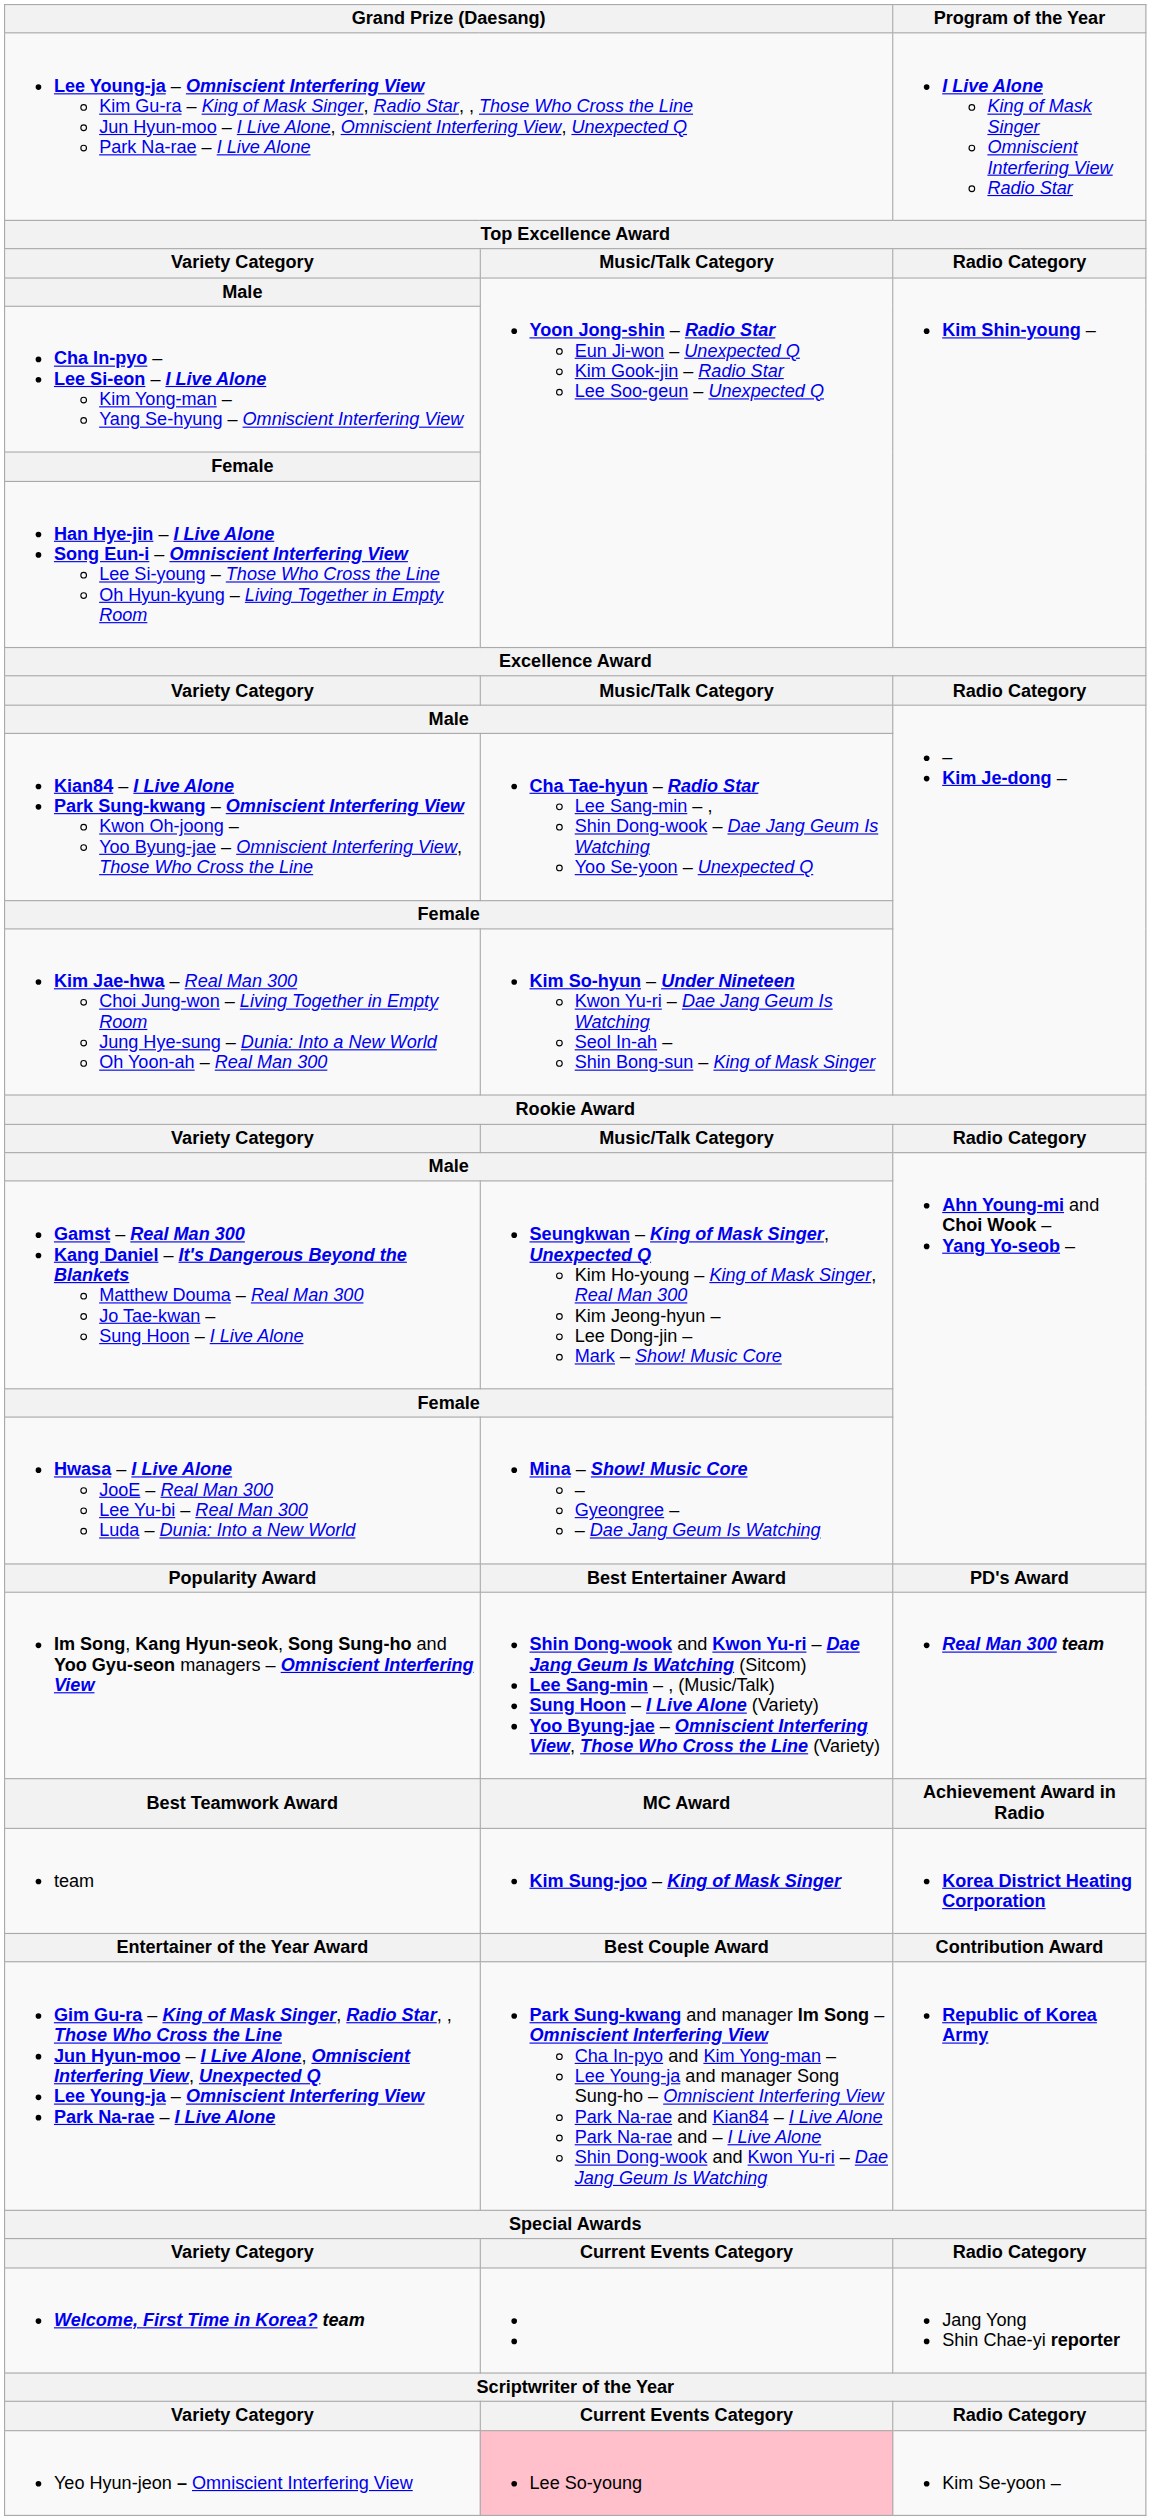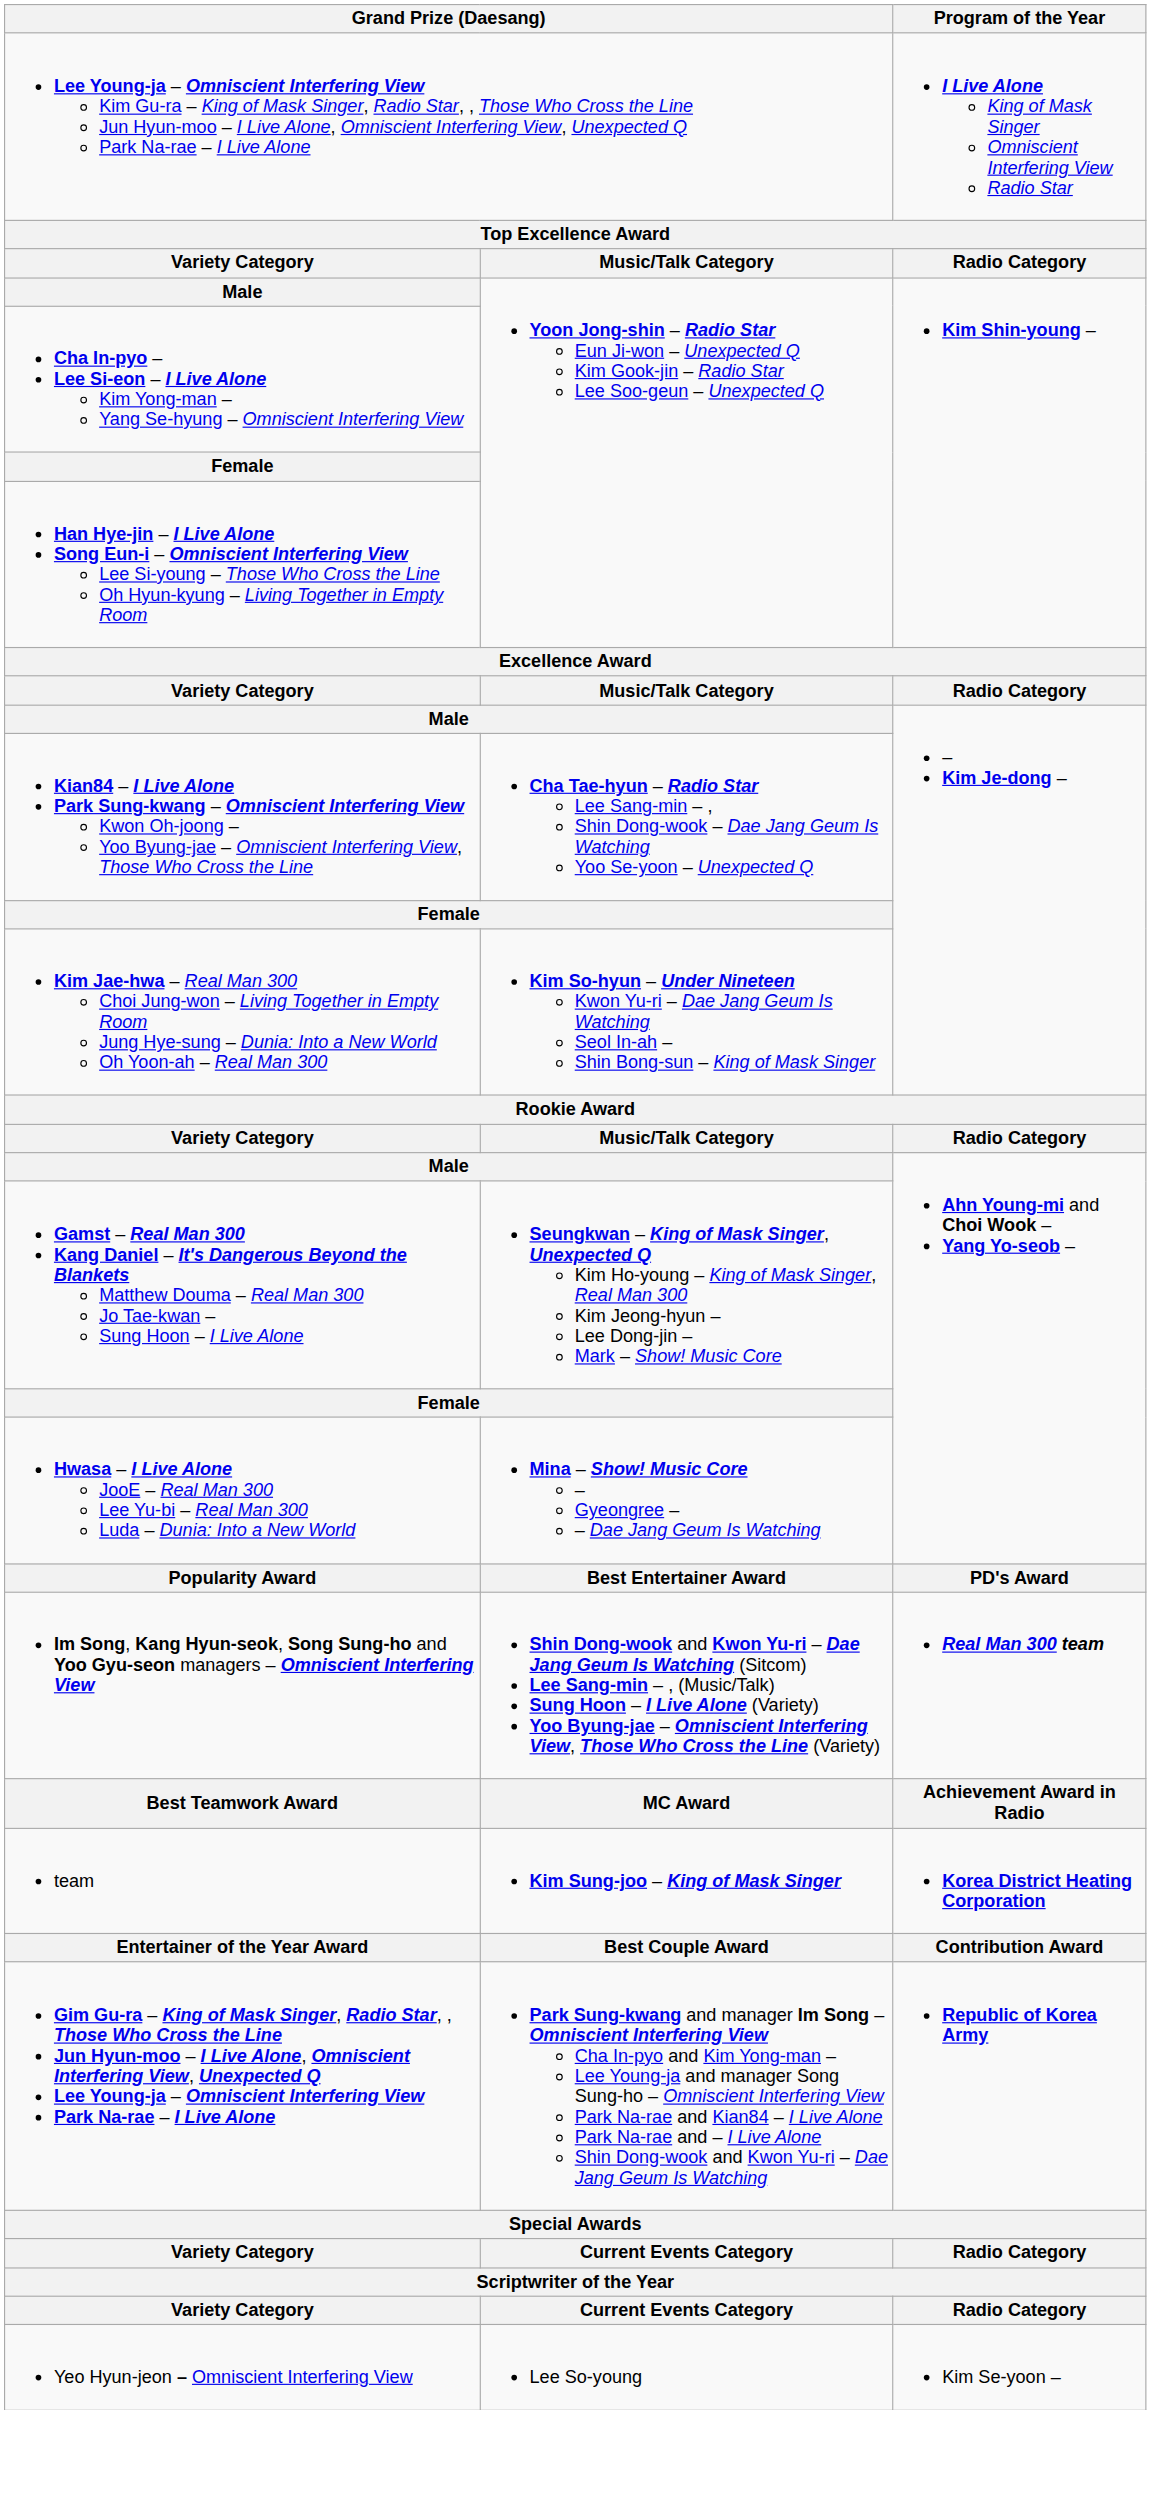- row: (242, 2320)
(686, 2483) pink background -> (686, 2377) no background
